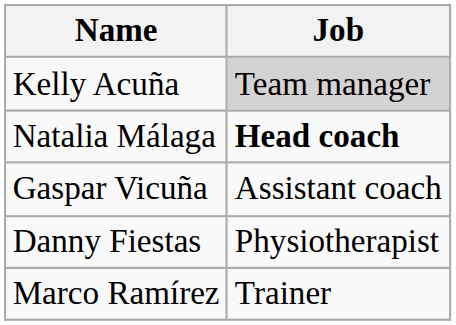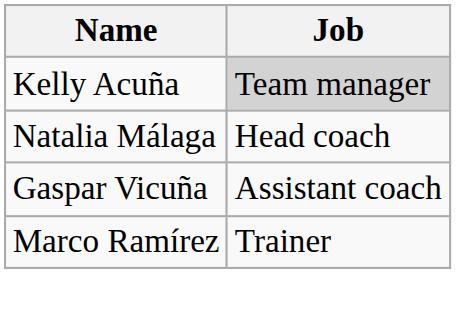(317, 135) bold -> (313, 135) normal
- row: (107, 240)
